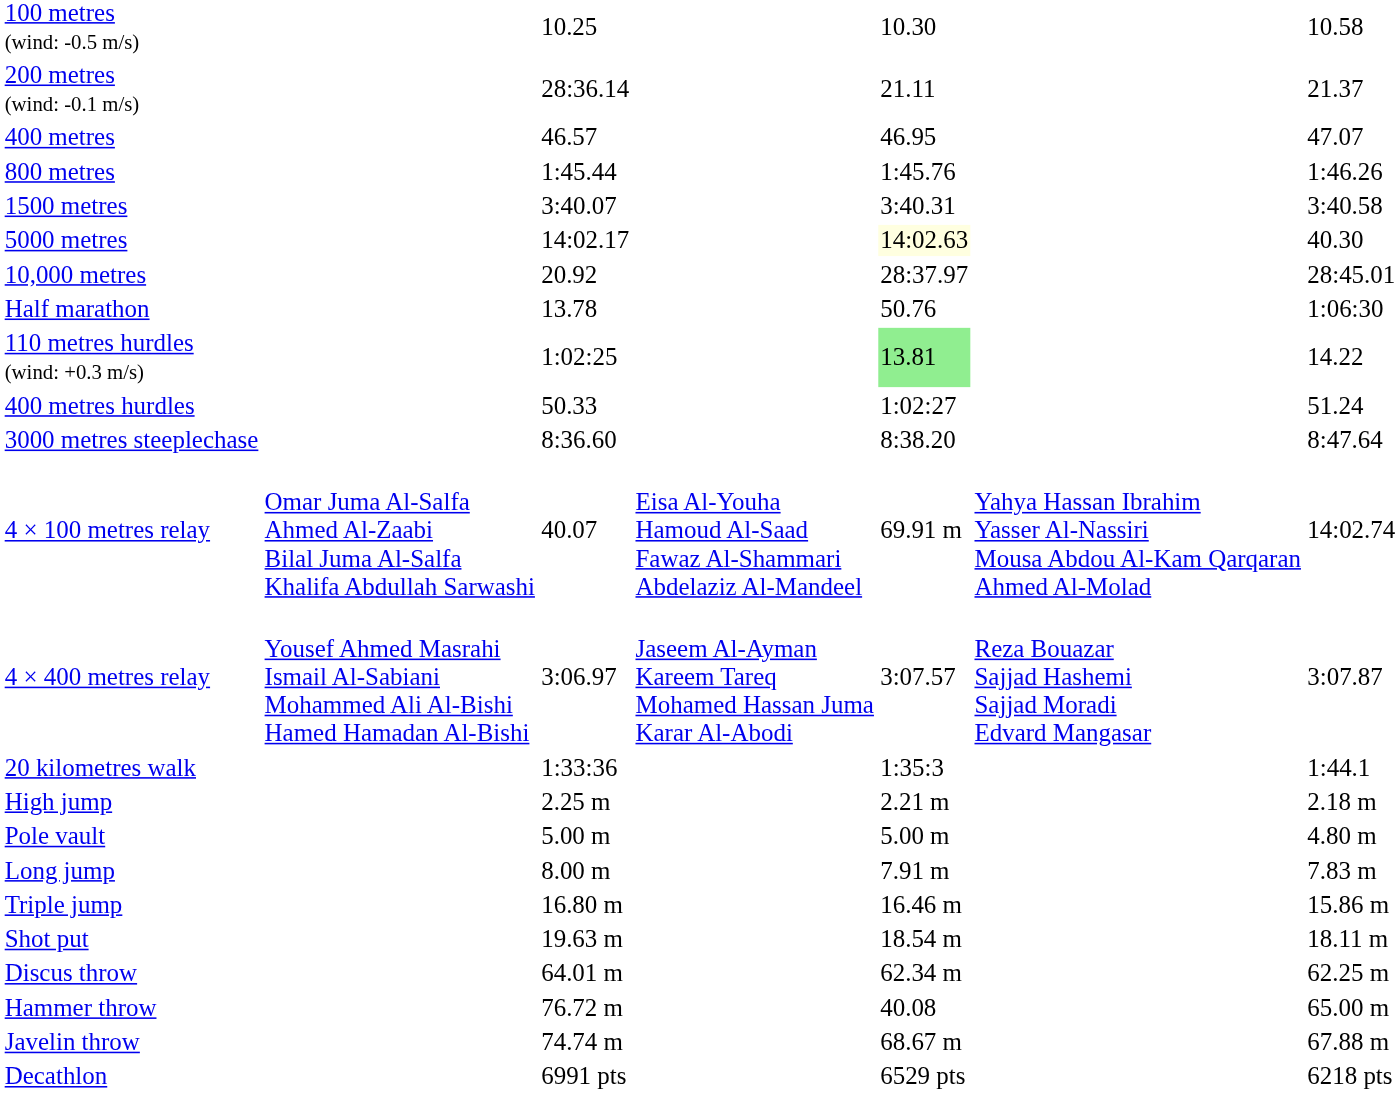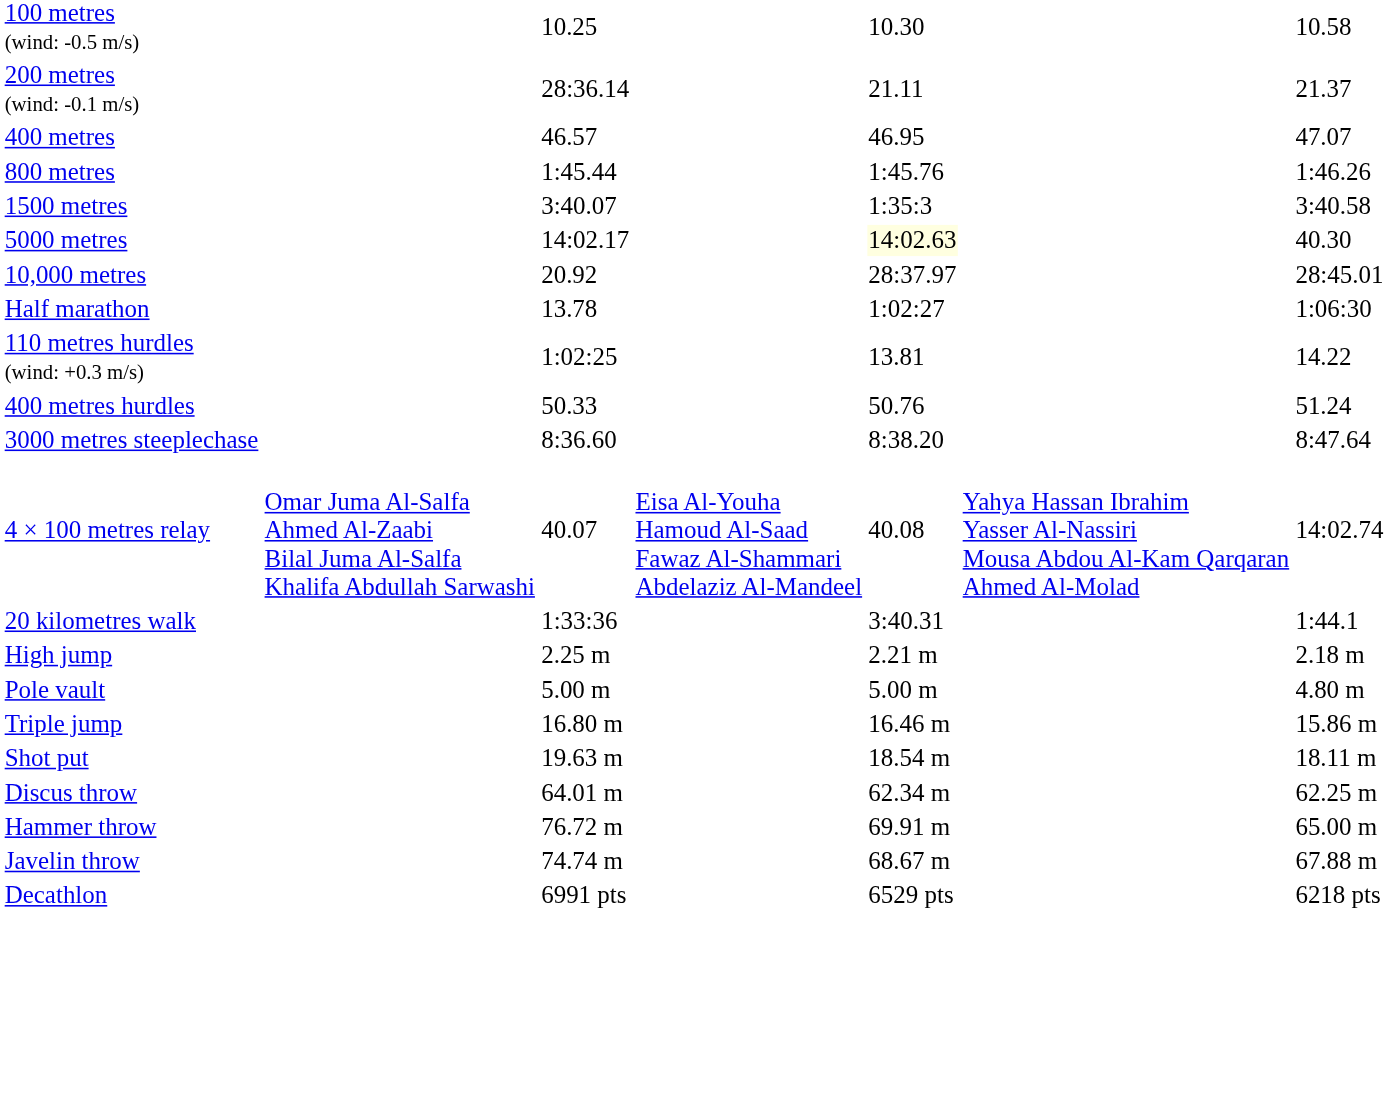(918, 205) 3:40.31 -> (900, 205) 1:35:3
(908, 308) 50.76 -> (906, 308) 1:02:27
(908, 357) lightgreen background -> (896, 357) no background
(918, 405) 1:02:27 -> (896, 405) 50.76
(921, 530) 69.91 m -> (896, 530) 40.08
- row: (107, 676)
(912, 767) 1:35:3 -> (906, 620) 3:40.31
- row: (60, 870)
(908, 1007) 40.08 -> (909, 826) 69.91 m
